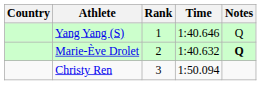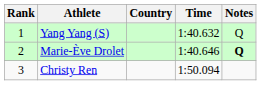columns swapped: (158, 13) <-> (28, 13)
(199, 32) 1:40.646 -> (199, 32) 1:40.632
(199, 51) 1:40.632 -> (199, 51) 1:40.646
